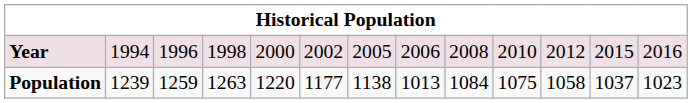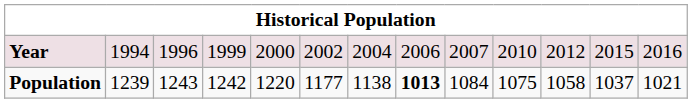(227, 51) 1998 -> (227, 51) 1999
(372, 51) 2005 -> (372, 51) 2004
(469, 51) 2008 -> (469, 51) 2007
(178, 82) 1259 -> (178, 82) 1243
(227, 82) 1263 -> (227, 82) 1242
(420, 82) normal -> (420, 82) bold
(663, 82) 1023 -> (663, 82) 1021
